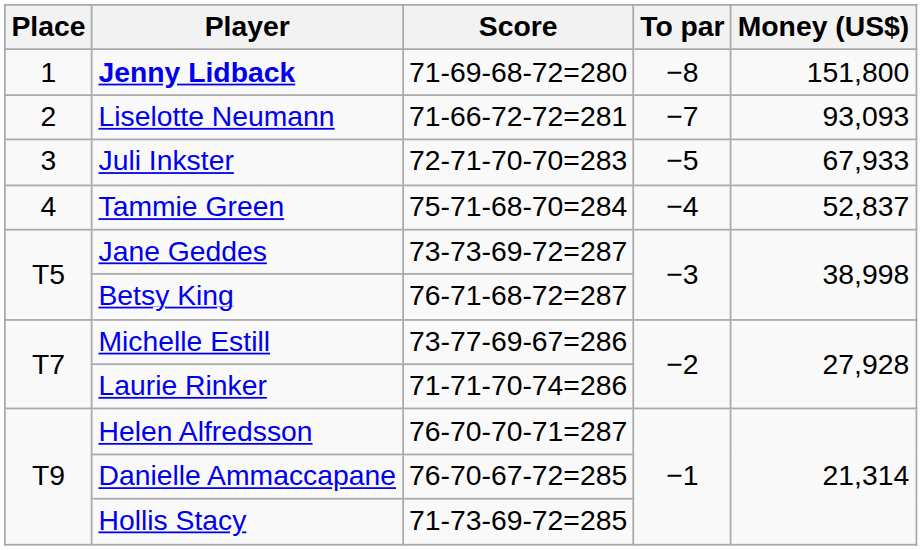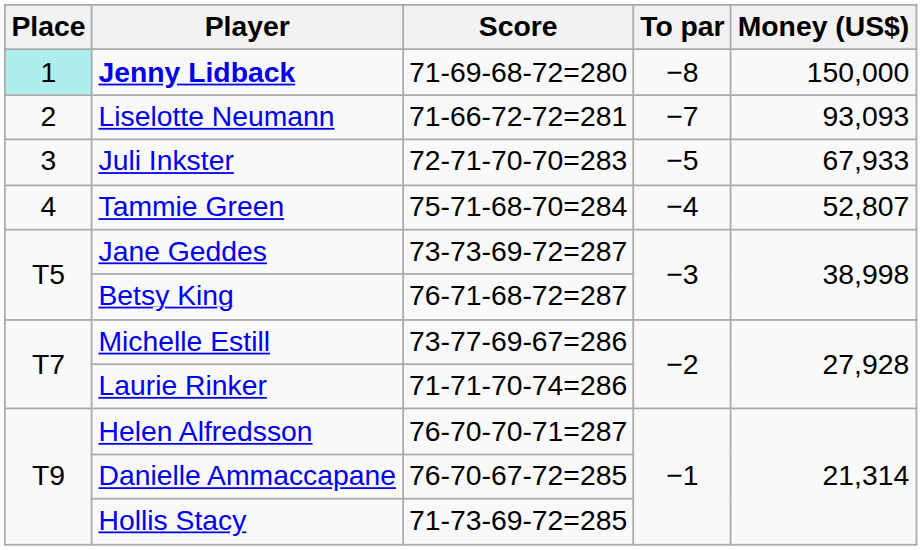(48, 71) no background -> (48, 71) paleturquoise background
(858, 71) 151,800 -> (858, 71) 150,000
(866, 206) 52,837 -> (866, 206) 52,807
